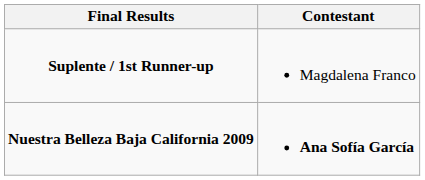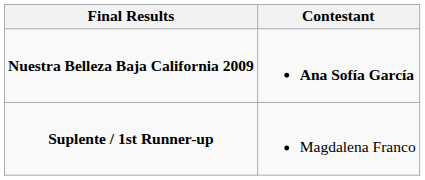rows swapped: (131, 138) <-> (131, 65)
